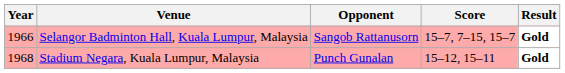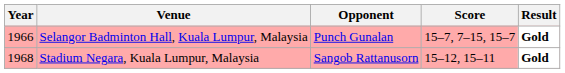(366, 36) Sangob Rattanusorn -> (353, 36) Punch Gunalan
(353, 58) Punch Gunalan -> (366, 58) Sangob Rattanusorn
